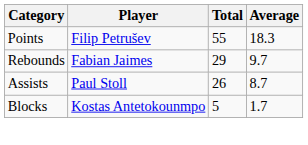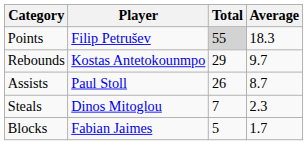(219, 38) no background -> (219, 38) lightgrey background
(112, 60) Fabian Jaimes -> (138, 60) Kostas Antetokounmpo
+ row: (25, 106)
(138, 106) Kostas Antetokounmpo -> (112, 128) Fabian Jaimes
